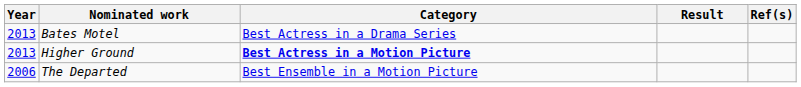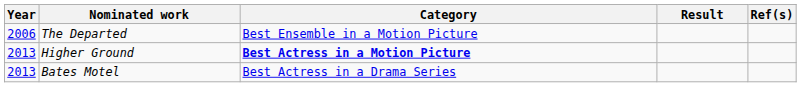rows swapped: (84, 72) <-> (81, 33)
